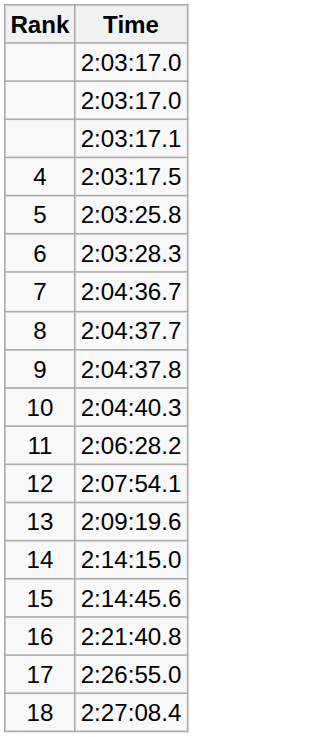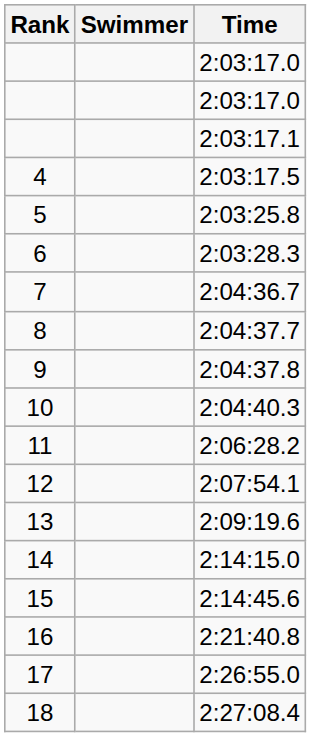+ column: (134, 24)
